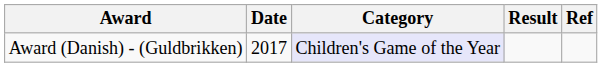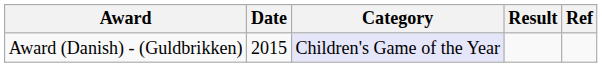(269, 47) 2017 -> (269, 47) 2015
